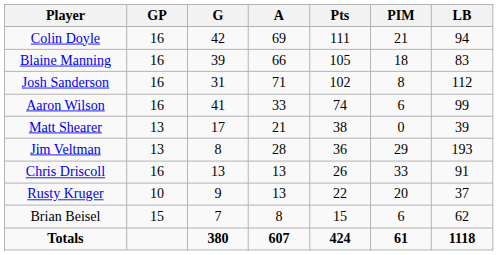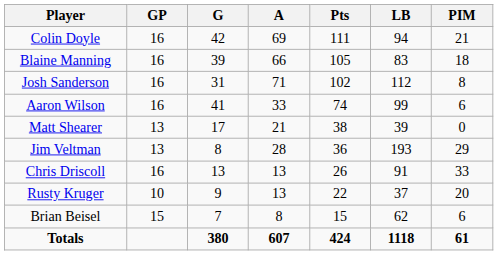columns swapped: (462, 15) <-> (401, 15)
